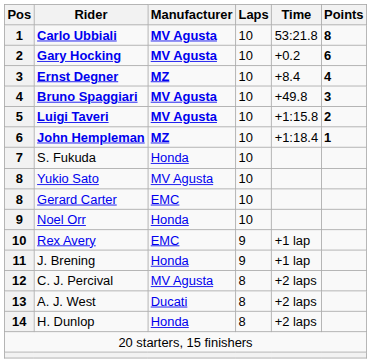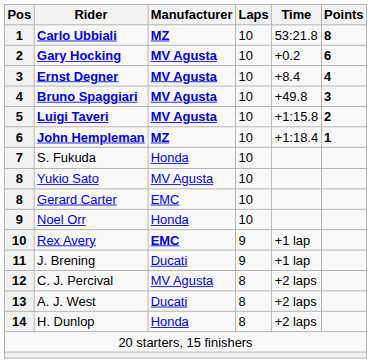(184, 35) MV Agusta -> (160, 35) MZ
(160, 76) MZ -> (184, 76) MV Agusta
(165, 240) normal -> (165, 240) bold
(170, 260) Honda -> (169, 260) Ducati
